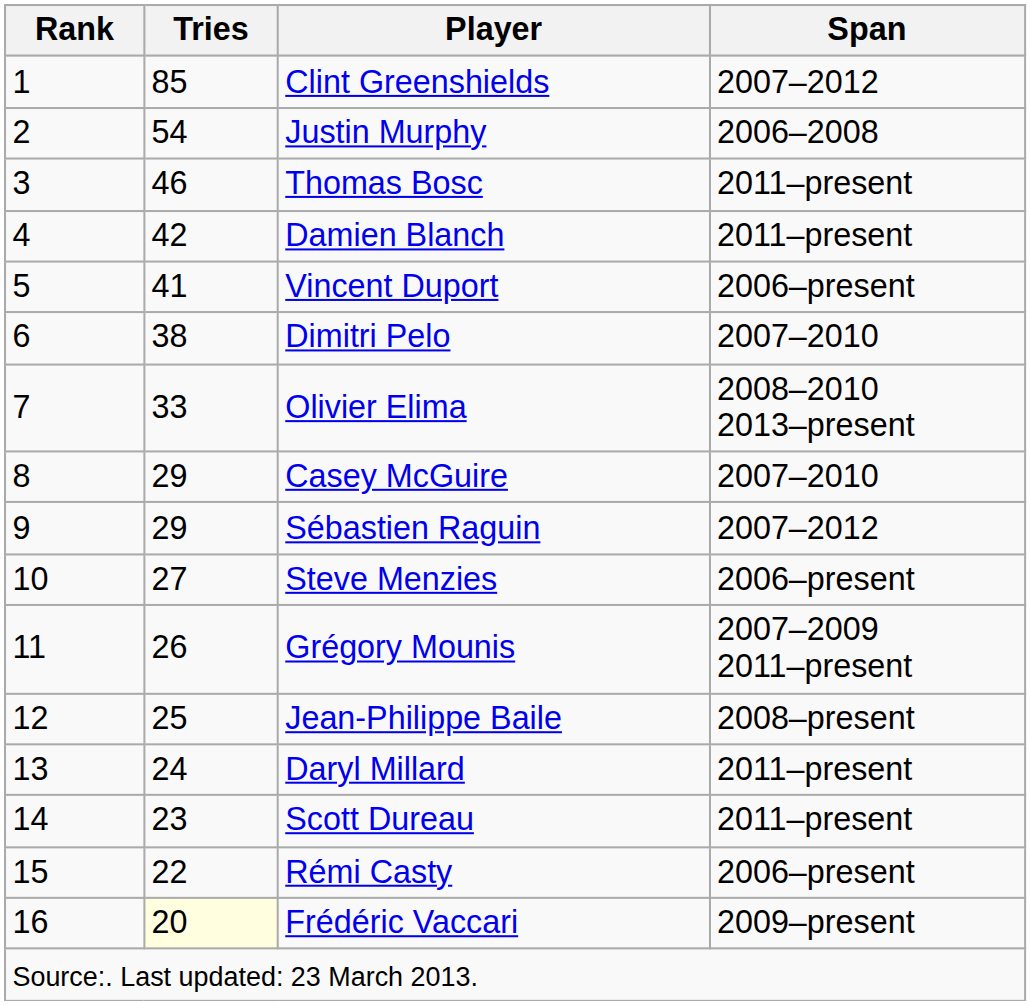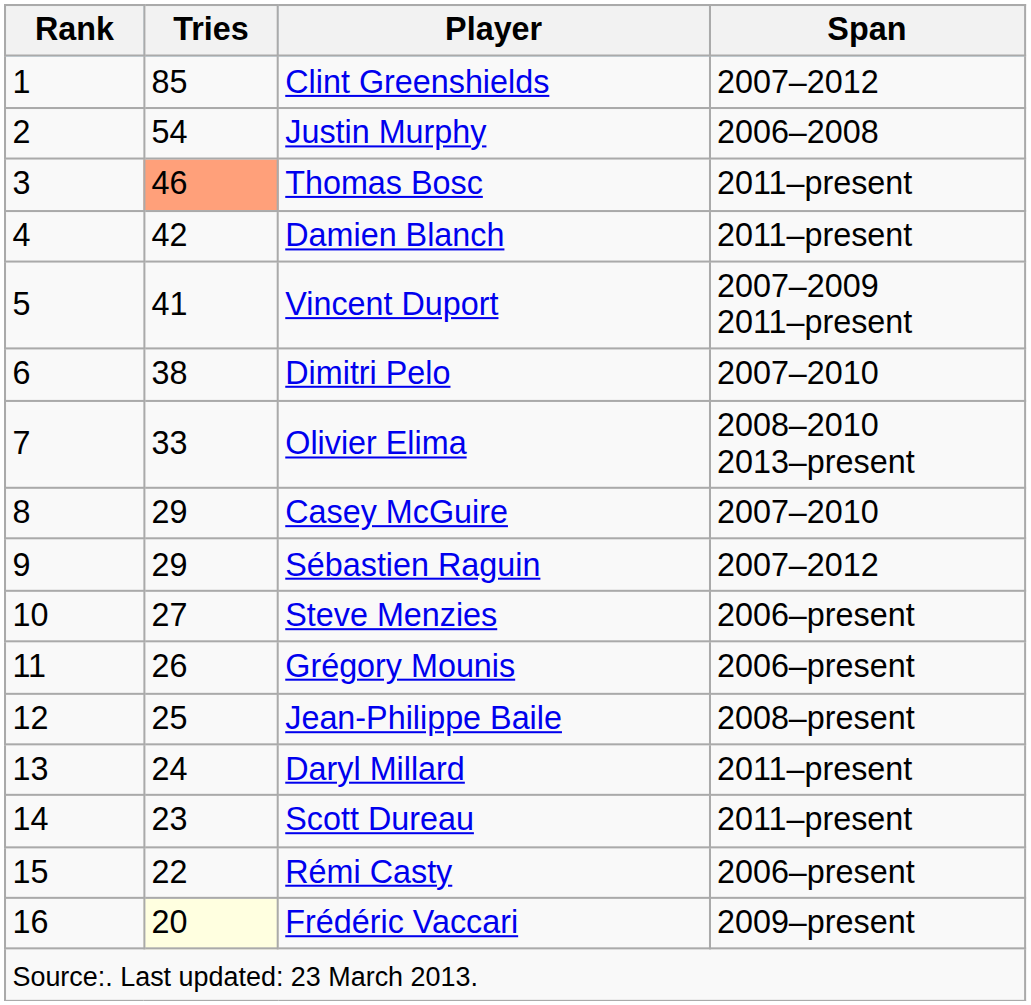(169, 183) no background -> (169, 183) lightsalmon background
(816, 286) 2006–present -> (815, 304) 2007–2009 2011–present
(815, 648) 2007–2009 2011–present -> (816, 666) 2006–present
